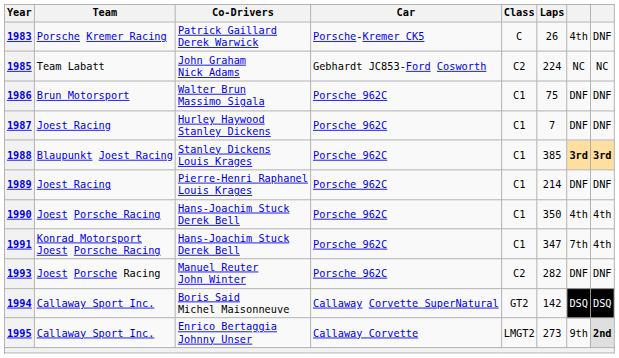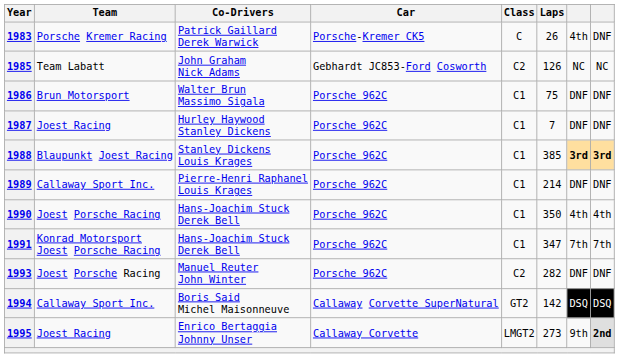(552, 66) 224 -> (552, 66) 126
(74, 184) Joest Racing -> (96, 184) Callaway Sport Inc.
(602, 244) 4th -> (602, 244) 7th
(96, 332) Callaway Sport Inc. -> (74, 332) Joest Racing
